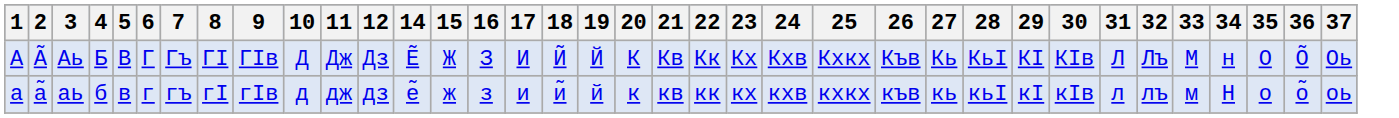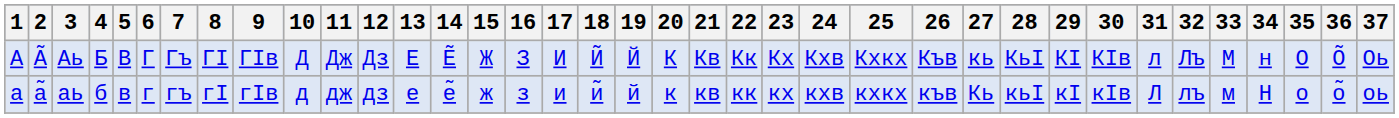+ column: (413, 23)
(944, 59) Кь -> (981, 59) кь
(1118, 59) Л -> (1155, 59) л
(944, 94) кь -> (981, 94) Кь
(1118, 94) л -> (1155, 94) Л
